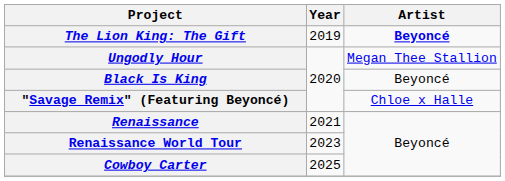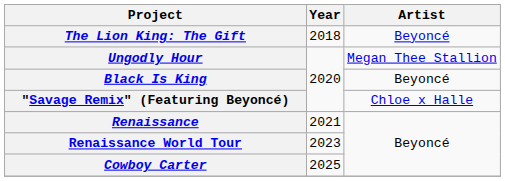(325, 37) 2019 -> (325, 37) 2018
(422, 37) bold -> (422, 37) normal
